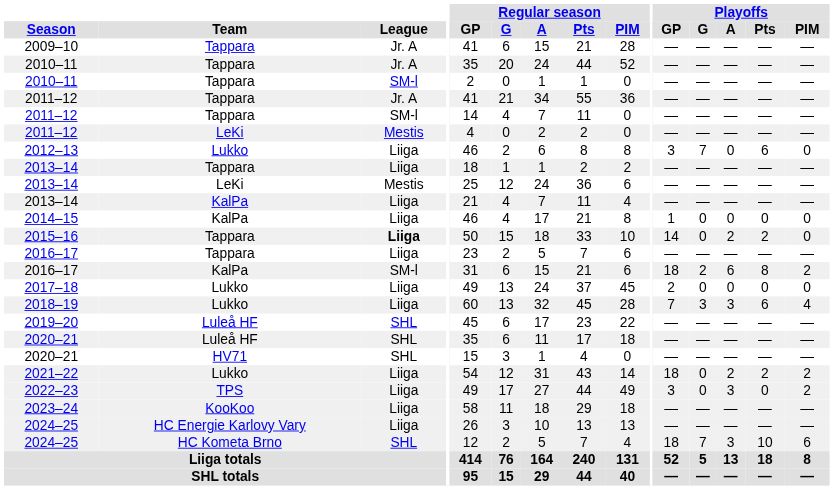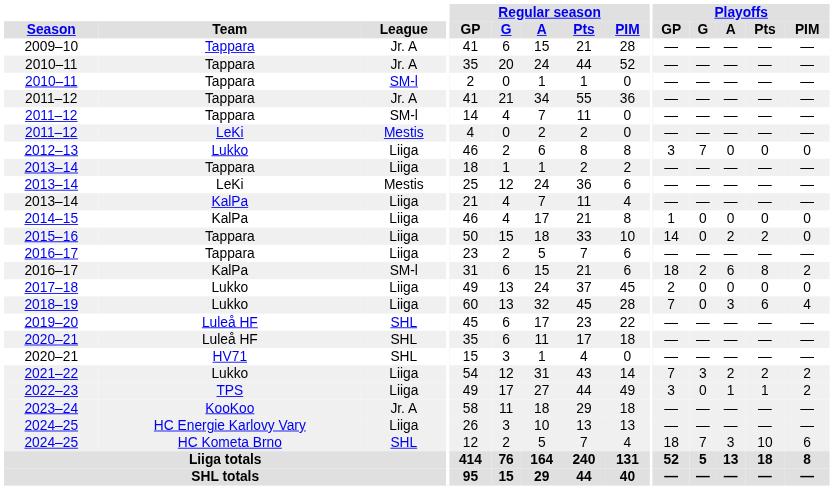(765, 150) 6 -> (765, 150) 0
(404, 236) bold -> (404, 236) normal
(703, 305) 3 -> (703, 305) 0
(671, 373) 18 -> (671, 373) 7
(703, 373) 0 -> (703, 373) 3
(731, 391) 3 -> (731, 391) 1
(765, 391) 0 -> (765, 391) 1
(404, 408) Liiga -> (404, 408) Jr. A
